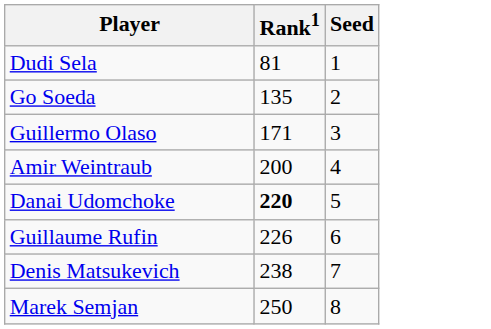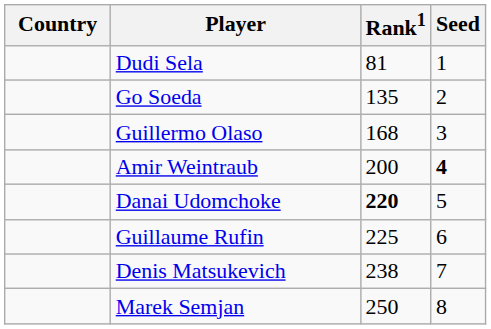+ column: (58, 24)
(276, 132) 171 -> (382, 132) 168
(335, 166) normal -> (442, 166) bold
(276, 236) 226 -> (382, 236) 225
